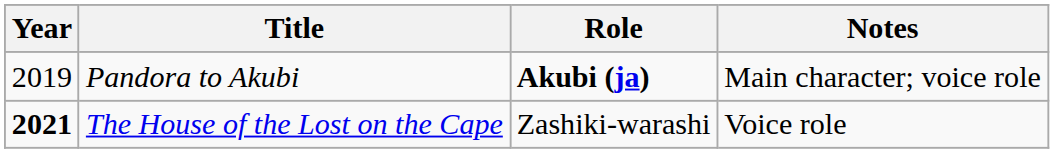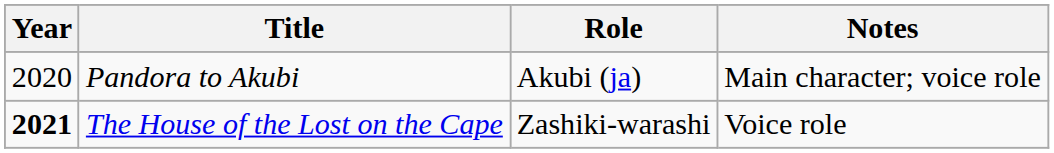(42, 76) 2019 -> (42, 76) 2020
(583, 76) bold -> (579, 76) normal
